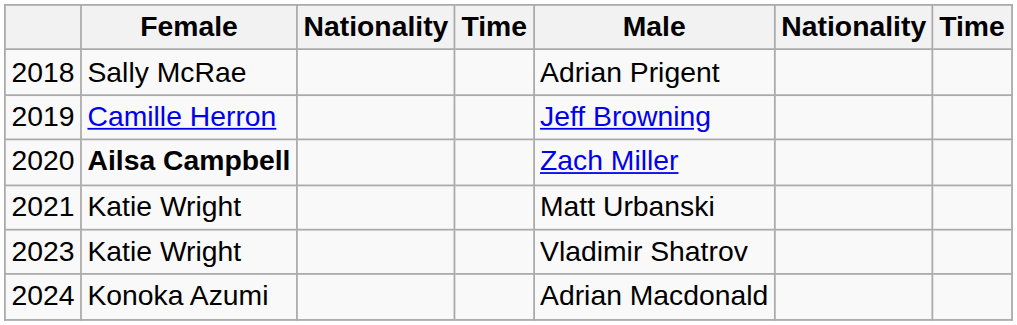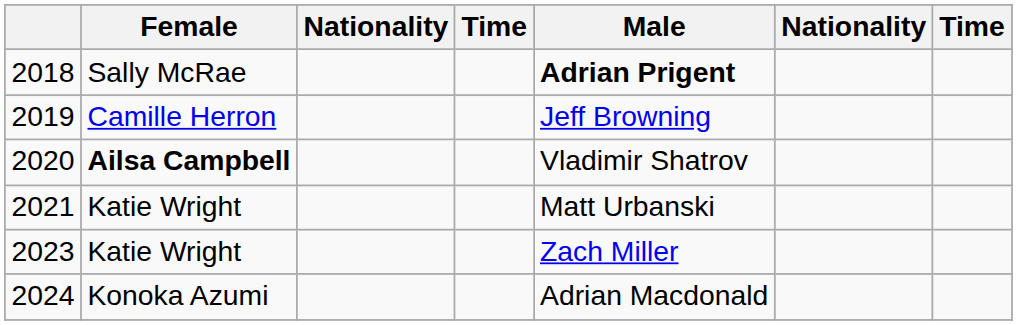(630, 71) normal -> (638, 71) bold
(609, 161) Zach Miller -> (644, 161) Vladimir Shatrov
(644, 251) Vladimir Shatrov -> (609, 251) Zach Miller
